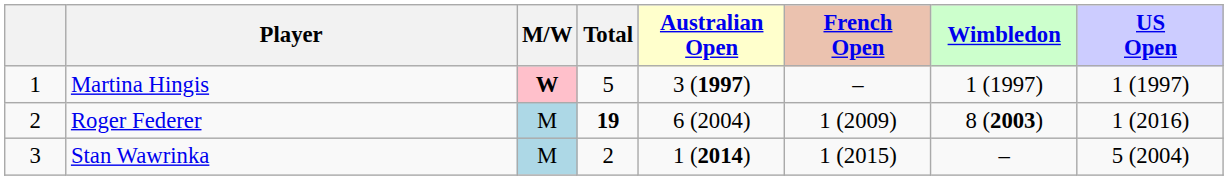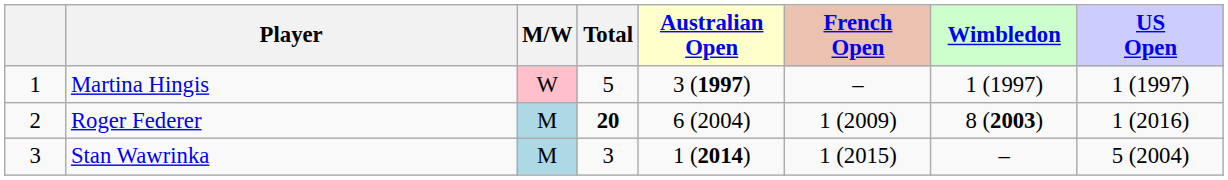(547, 84) bold -> (547, 84) normal
(608, 120) 19 -> (608, 120) 20
(608, 156) 2 -> (608, 156) 3
